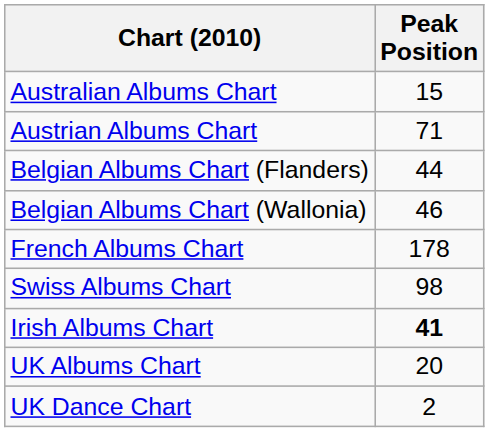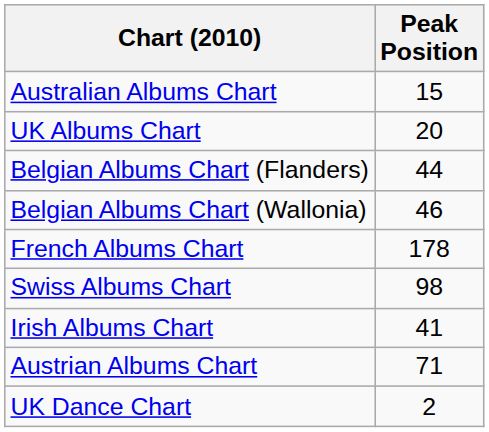rows swapped: (134, 130) <-> (106, 366)
(429, 327) bold -> (429, 327) normal
